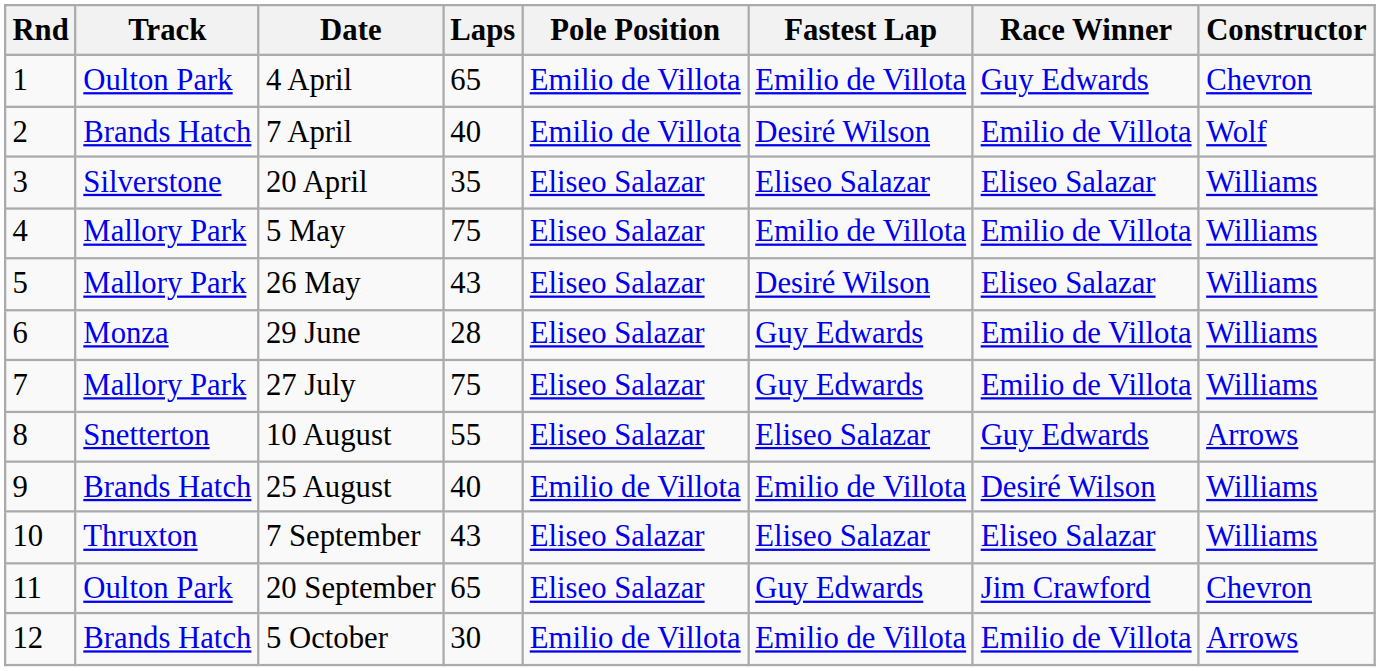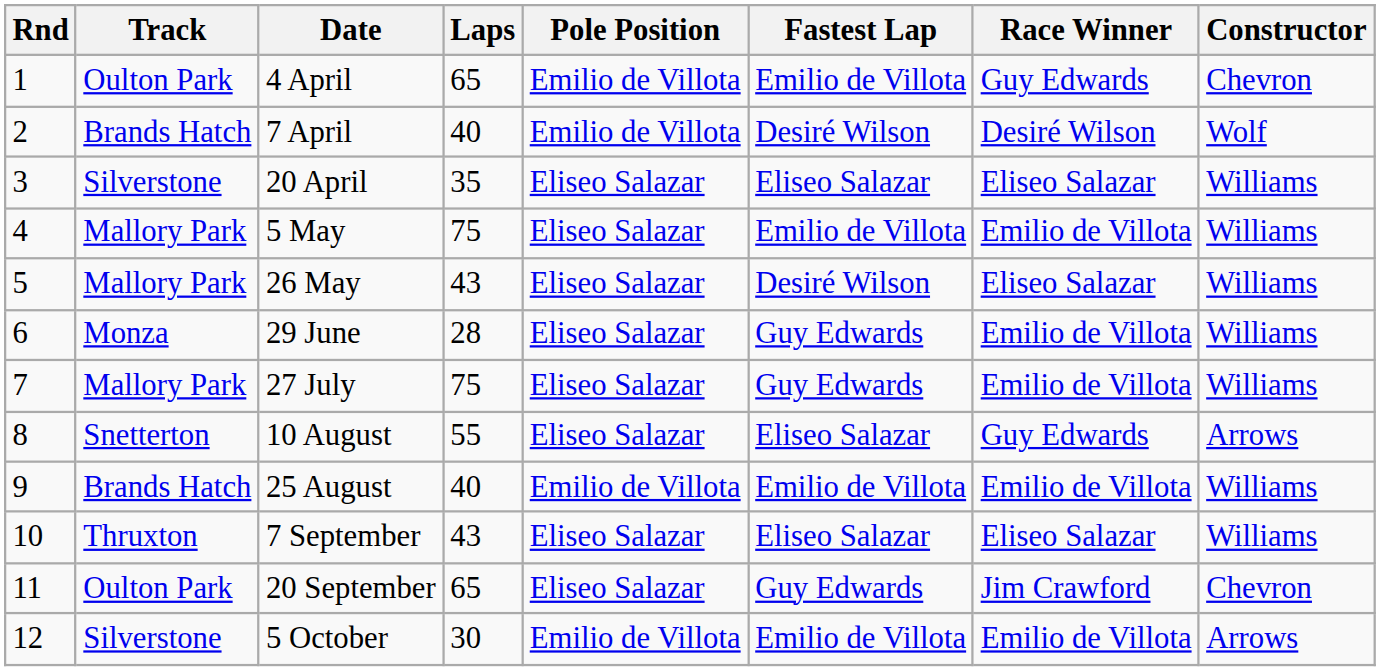(1086, 130) Emilio de Villota -> (1068, 130) Desiré Wilson
(1068, 485) Desiré Wilson -> (1086, 485) Emilio de Villota
(167, 637) Brands Hatch -> (152, 637) Silverstone
